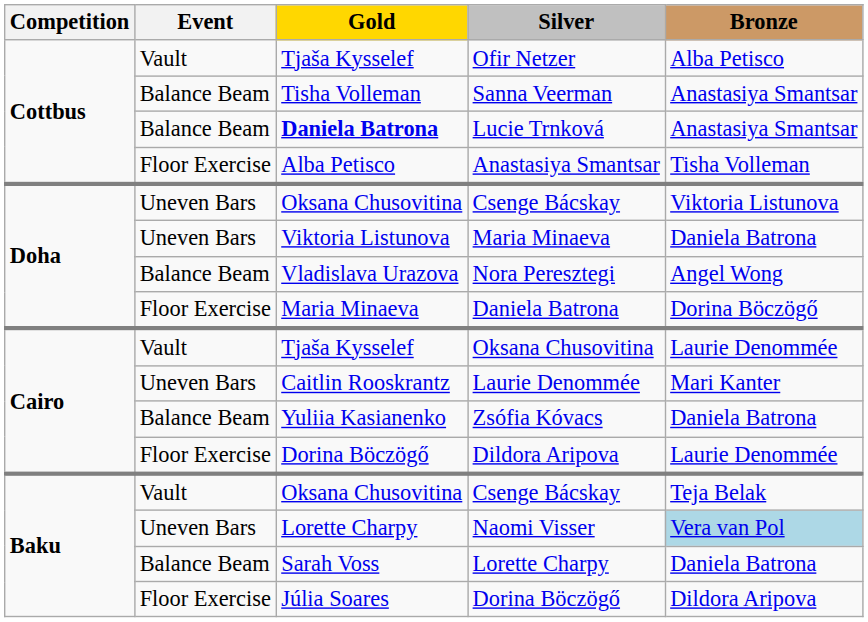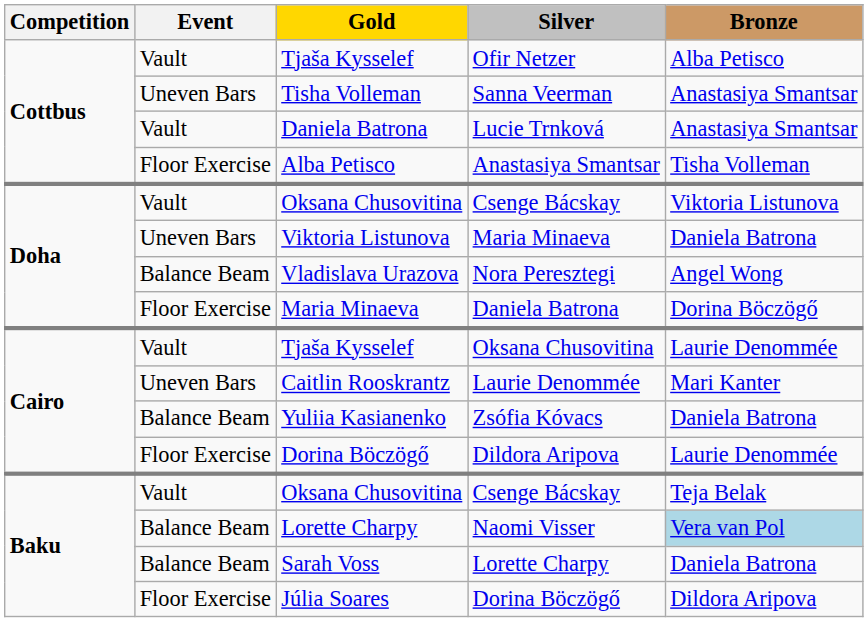(205, 93) Balance Beam -> (198, 93) Uneven Bars
(205, 128) Balance Beam -> (163, 128) Vault
(360, 128) bold -> (354, 128) normal
(198, 202) Uneven Bars -> (163, 202) Vault
(198, 528) Uneven Bars -> (205, 528) Balance Beam
